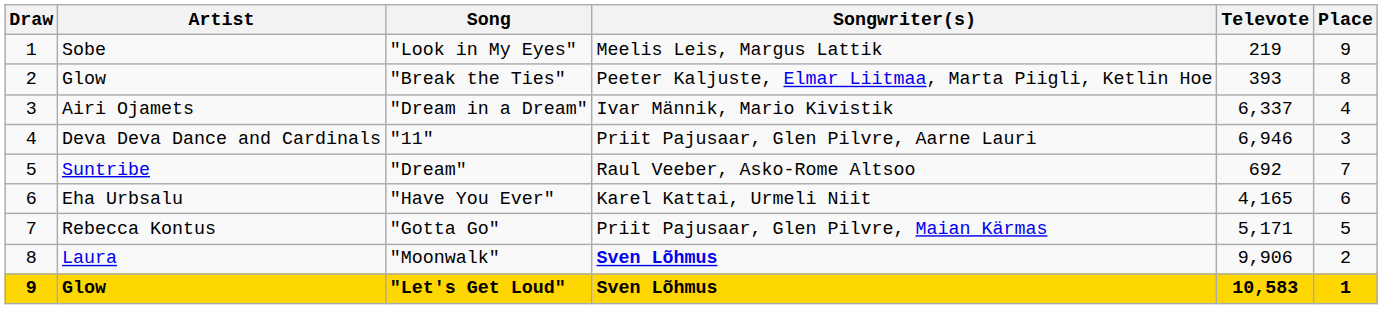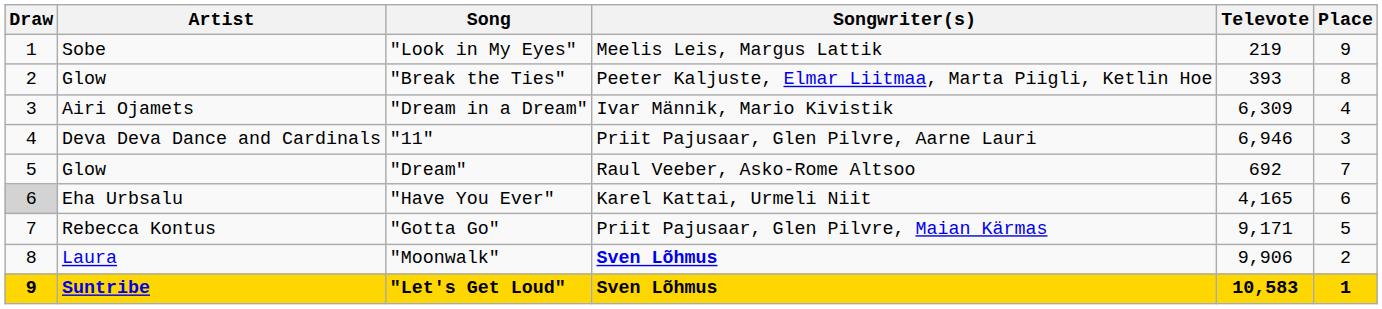(1265, 109) 6,337 -> (1265, 109) 6,309
(106, 169) Suntribe -> (84, 169) Glow
(31, 199) no background -> (31, 199) lightgrey background
(1265, 229) 5,171 -> (1265, 229) 9,171
(84, 289) Glow -> (106, 289) Suntribe
